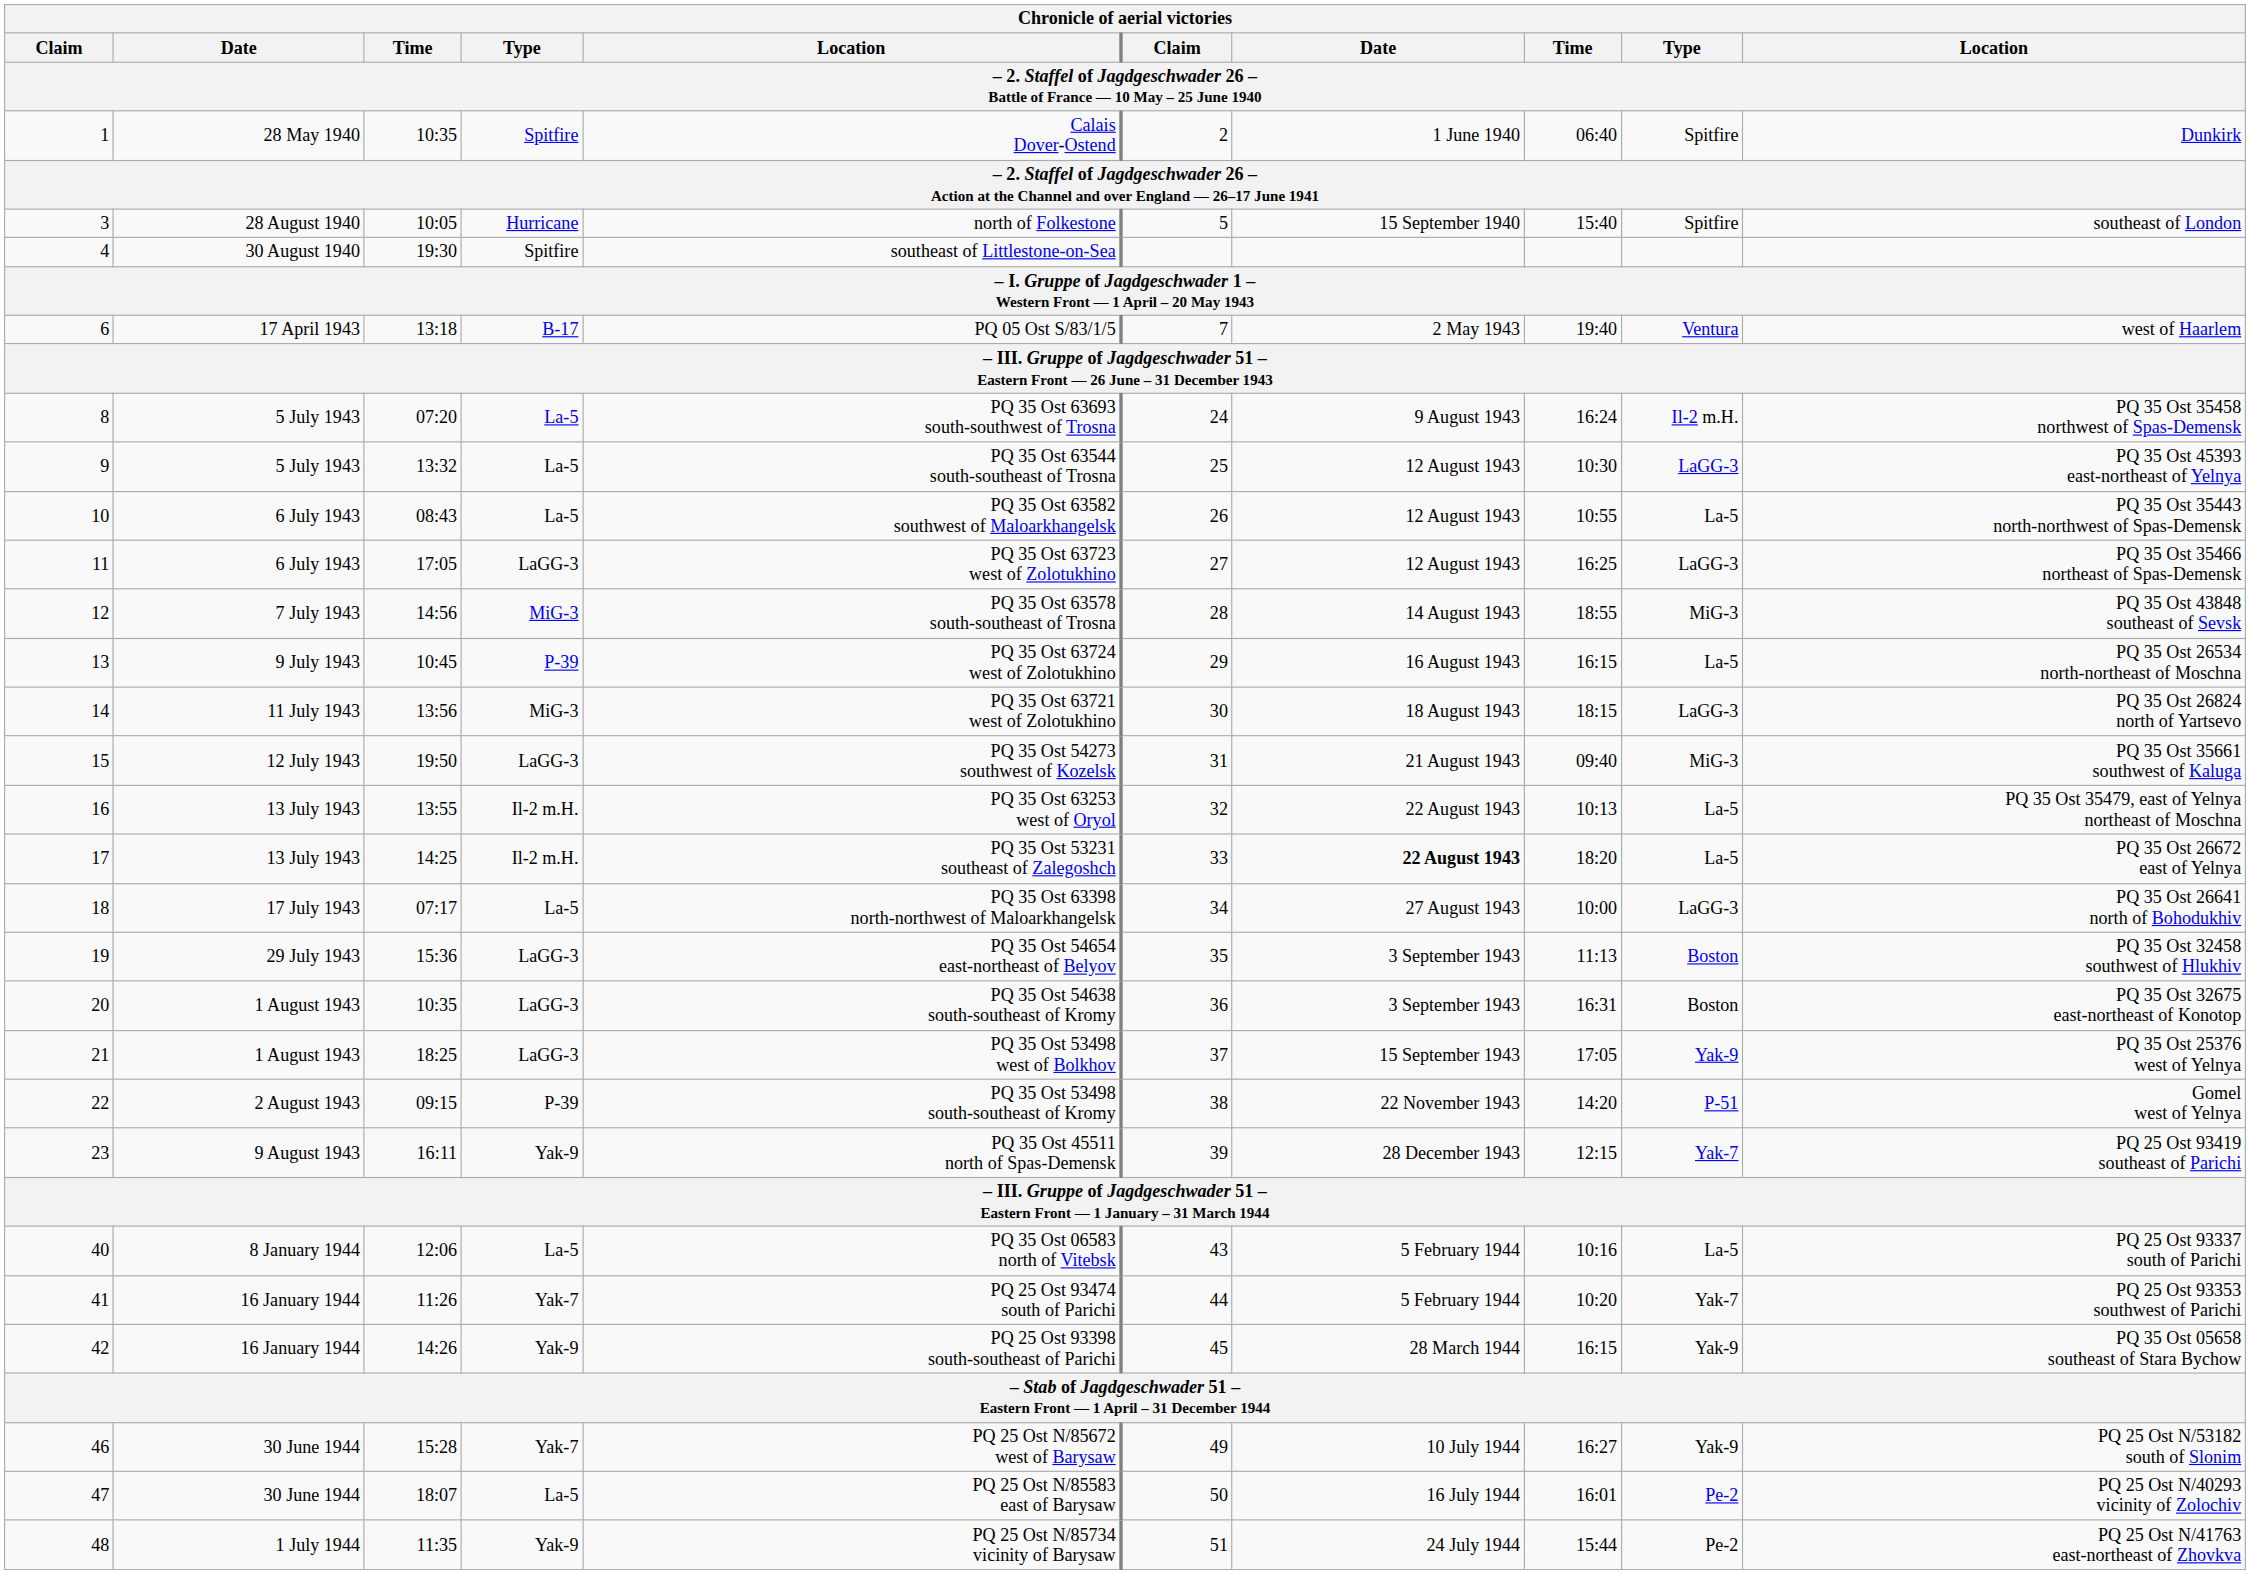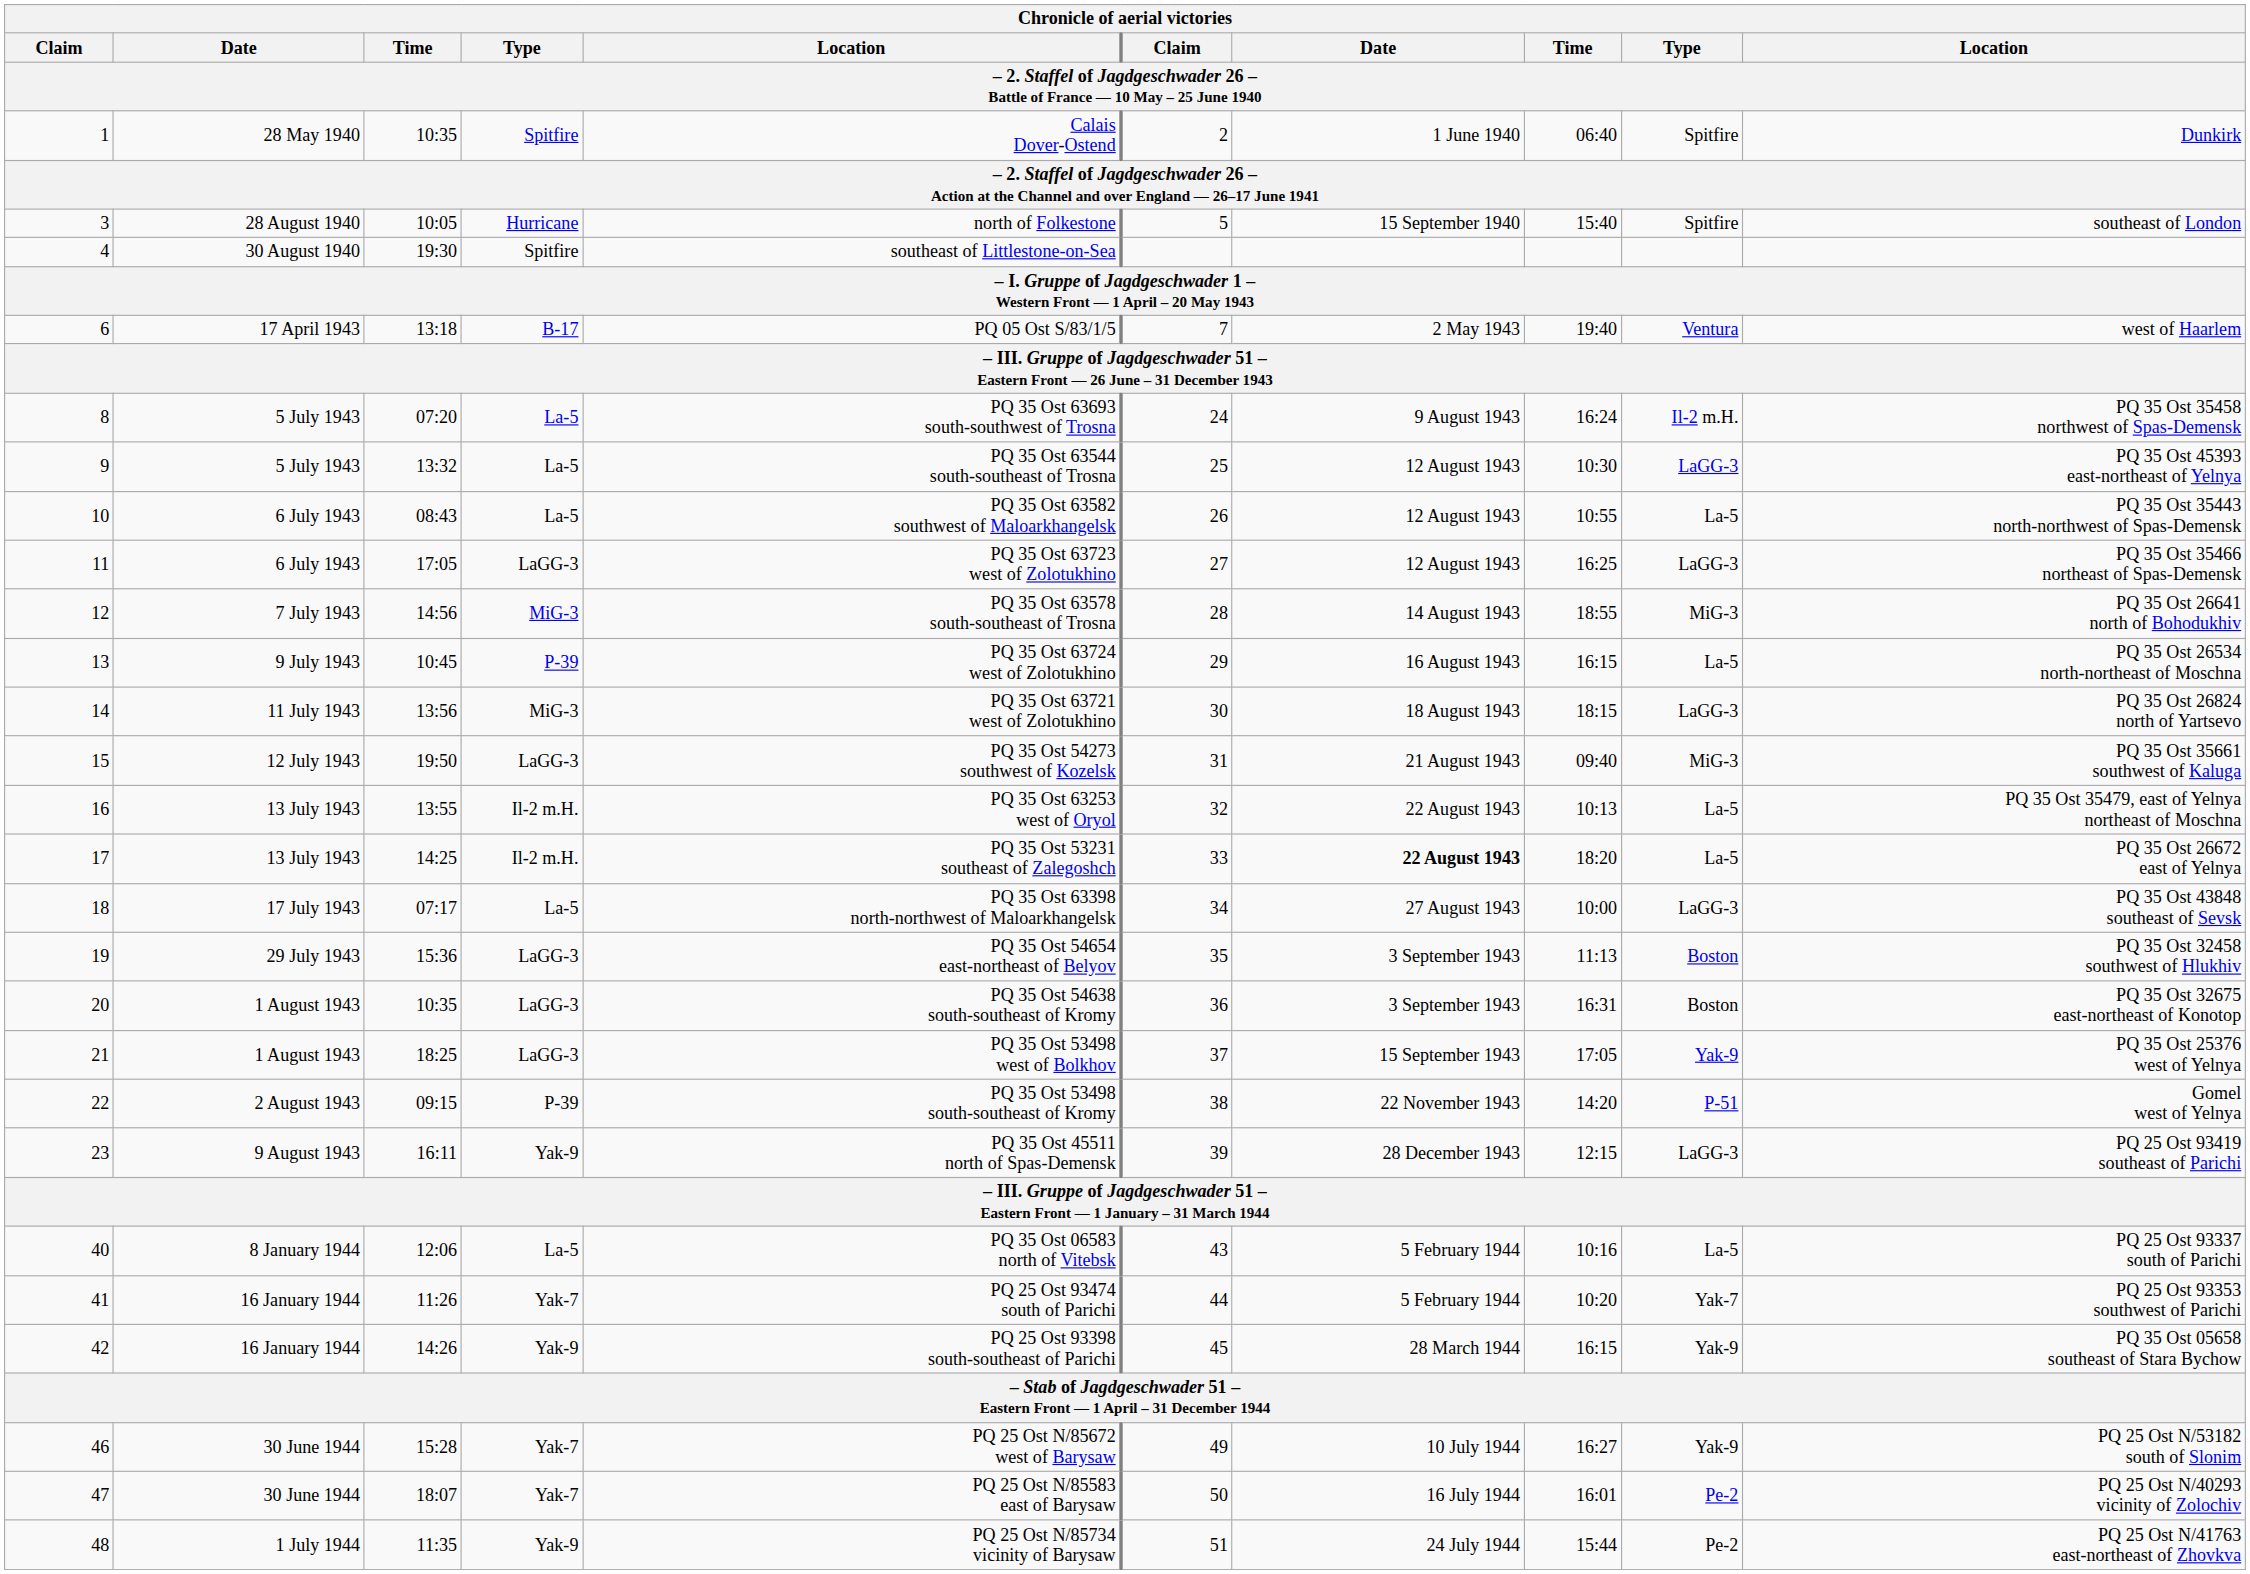(2174, 613) PQ 35 Ost 43848 southeast of Sevsk -> (2165, 613) PQ 35 Ost 26641 north of Bohodukhiv
(2165, 907) PQ 35 Ost 26641 north of Bohodukhiv -> (2174, 907) PQ 35 Ost 43848 southeast of Sevsk
(1717, 1152) Yak-7 -> (1708, 1152) LaGG-3
(561, 1495) La-5 -> (557, 1495) Yak-7
